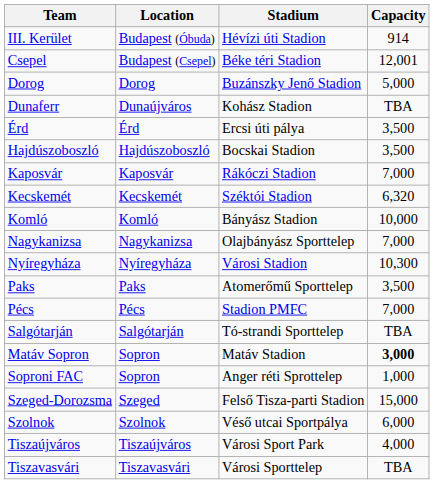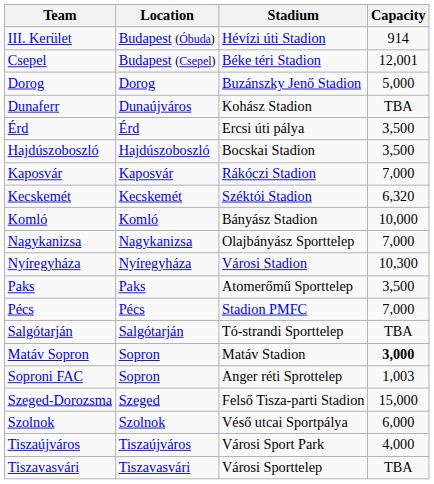(398, 377) 1,000 -> (398, 377) 1,003
